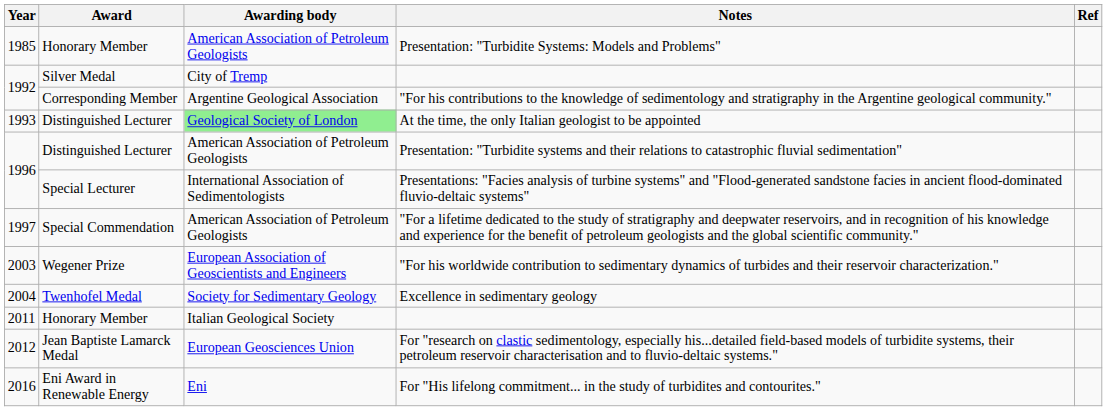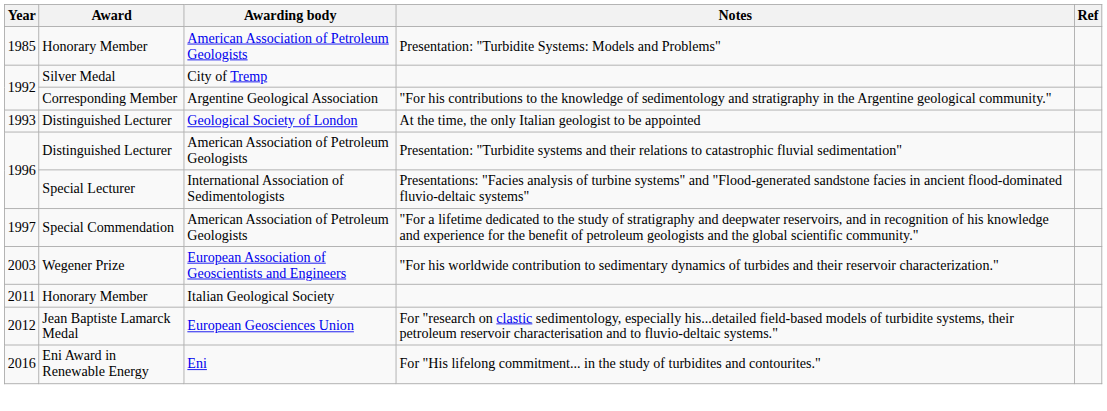(272, 120) lightgreen background -> (272, 120) no background
- row: (22, 295)
